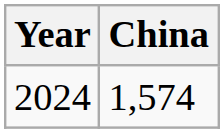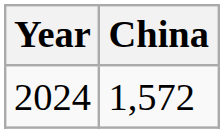(152, 95) 1,574 -> (152, 95) 1,572
